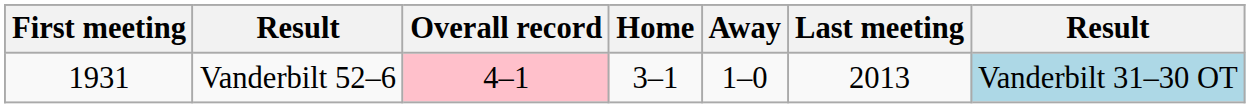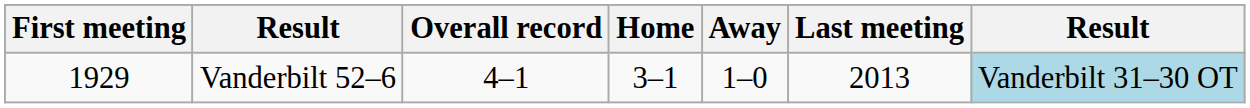(99, 77) 1931 -> (99, 77) 1929
(506, 77) pink background -> (506, 77) no background
